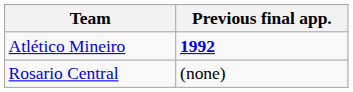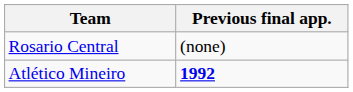rows swapped: (64, 73) <-> (67, 45)
